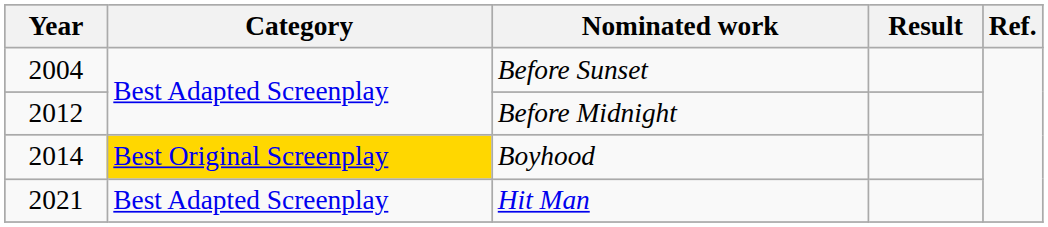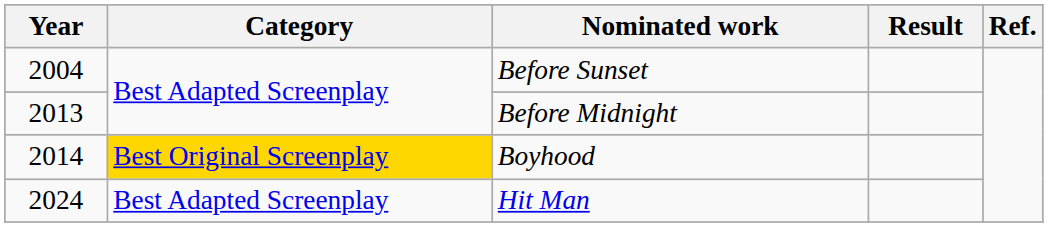(56, 112) 2012 -> (56, 112) 2013
(56, 199) 2021 -> (56, 199) 2024
